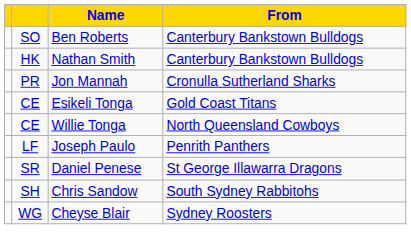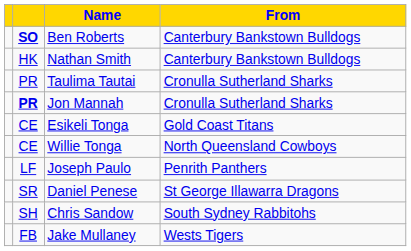(30, 37) normal -> (28, 37) bold
+ row: (91, 81)
(30, 81) normal -> (28, 103) bold
- row: (91, 213)
+ row: (91, 235)
